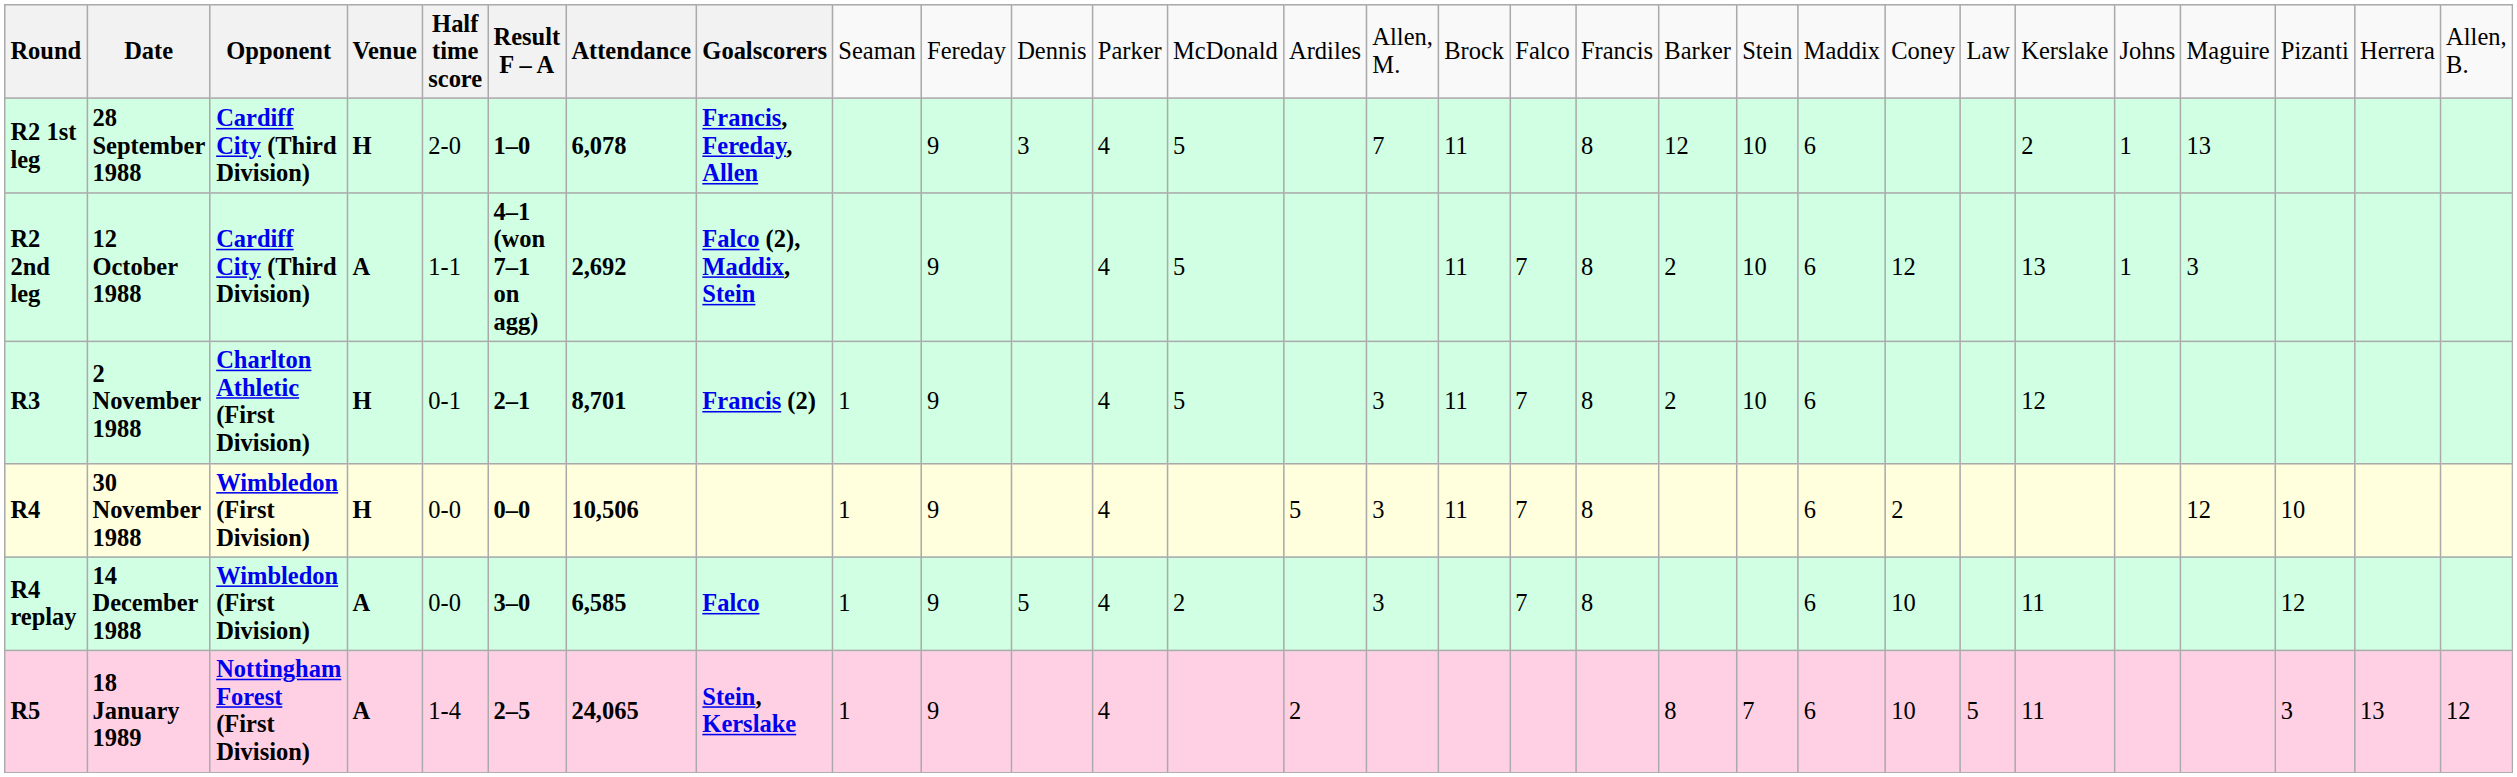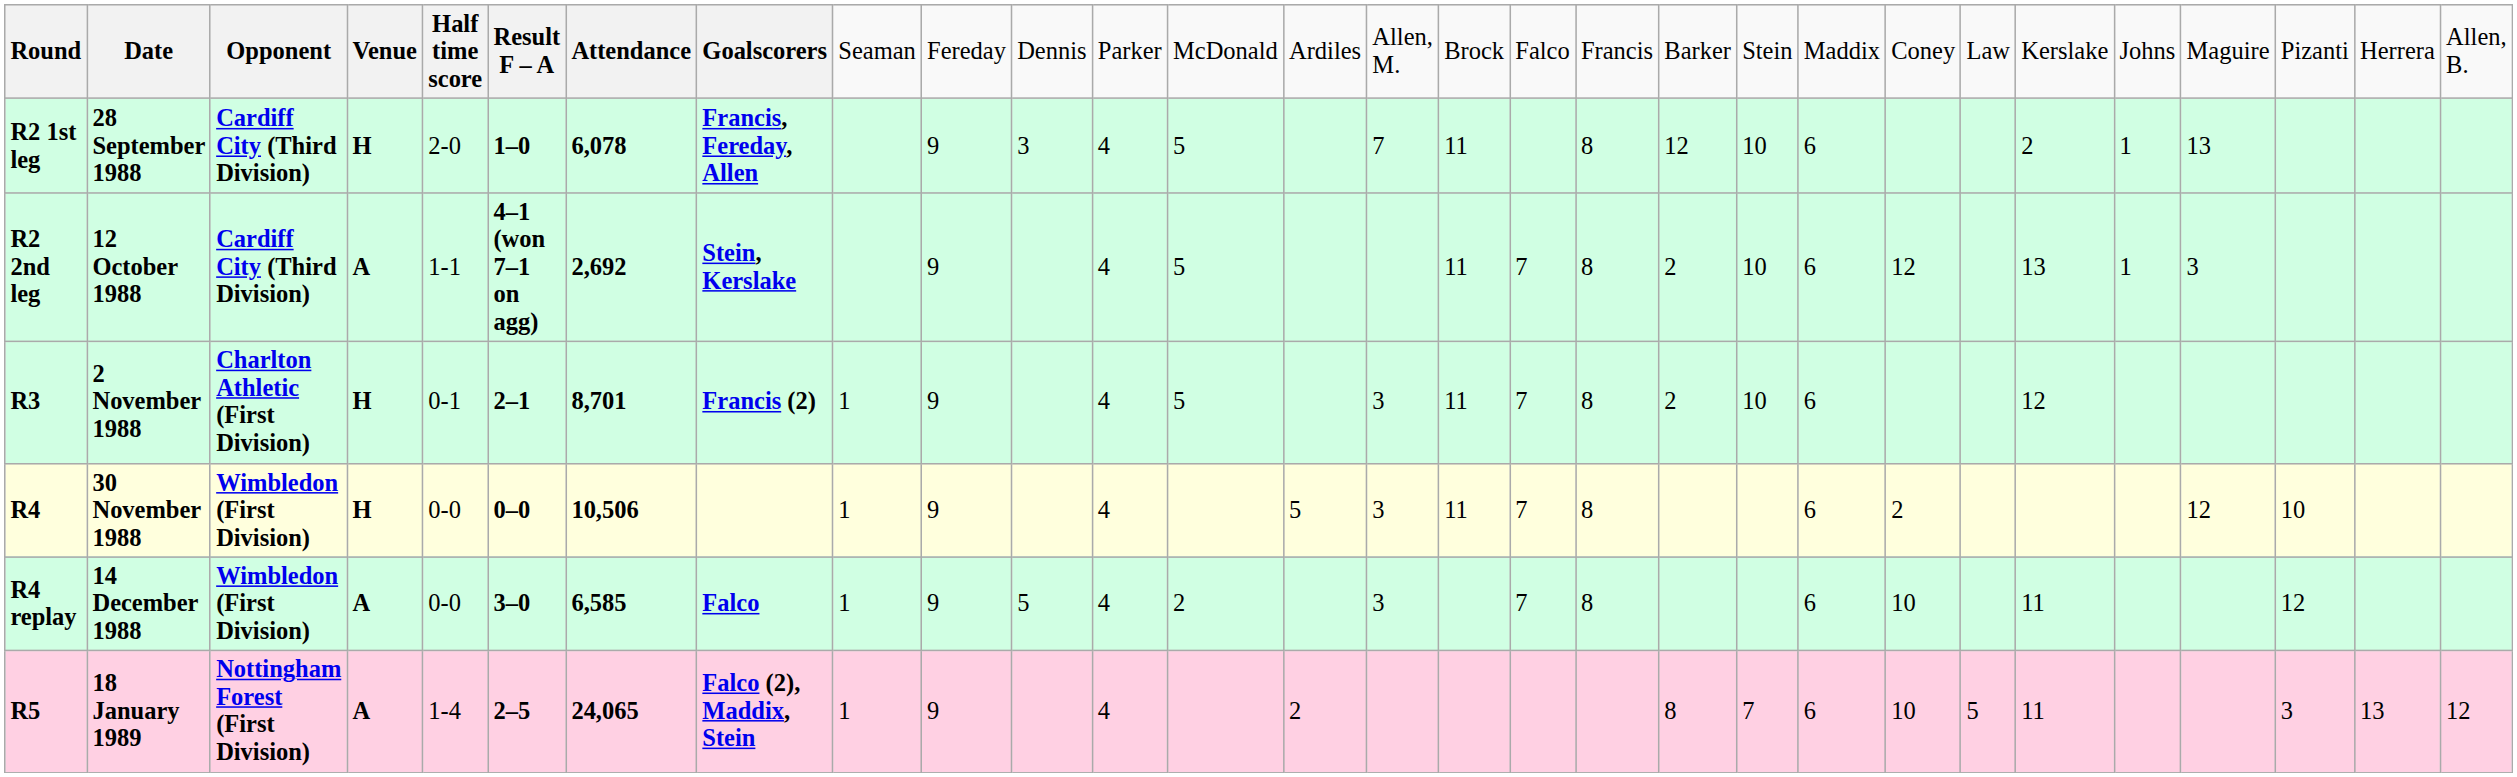(751, 266) Falco (2), Maddix, Stein -> (749, 266) Stein, Kerslake
(749, 711) Stein, Kerslake -> (751, 711) Falco (2), Maddix, Stein
